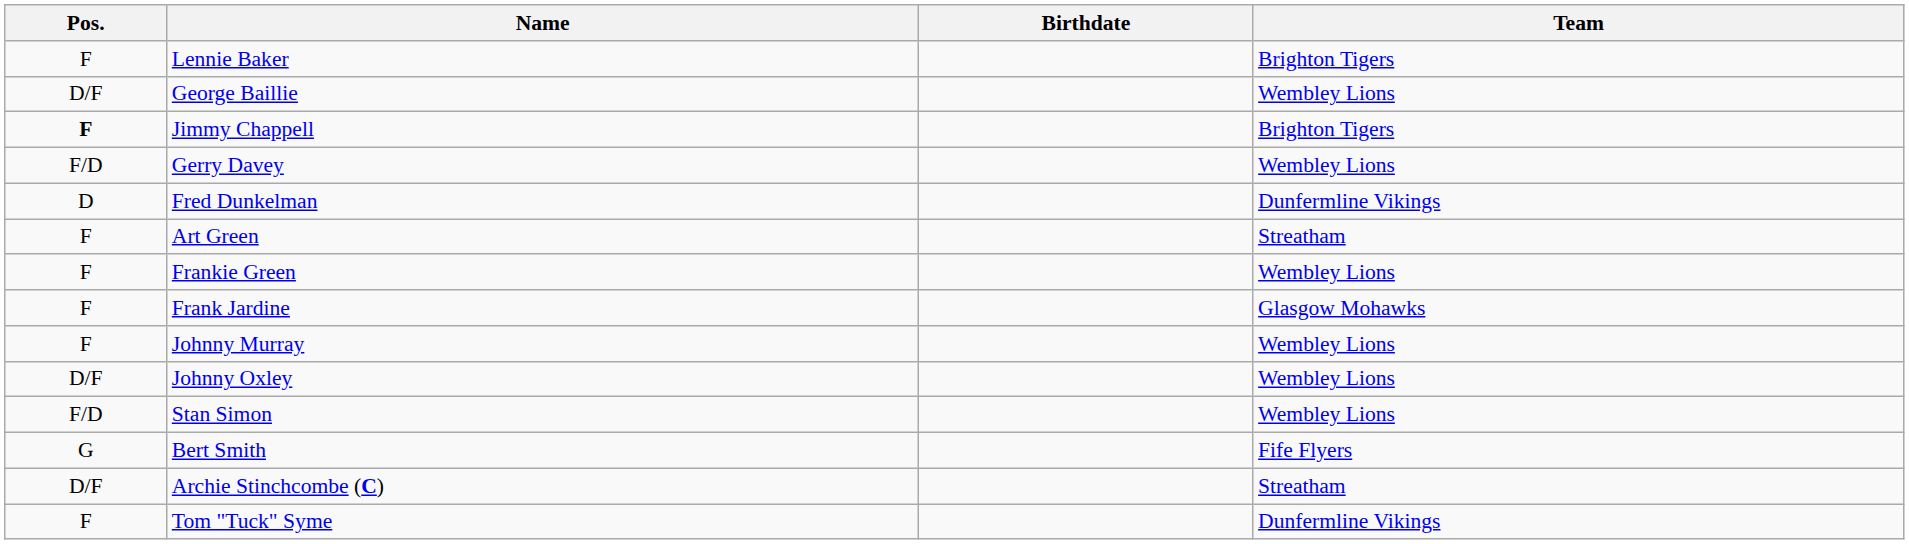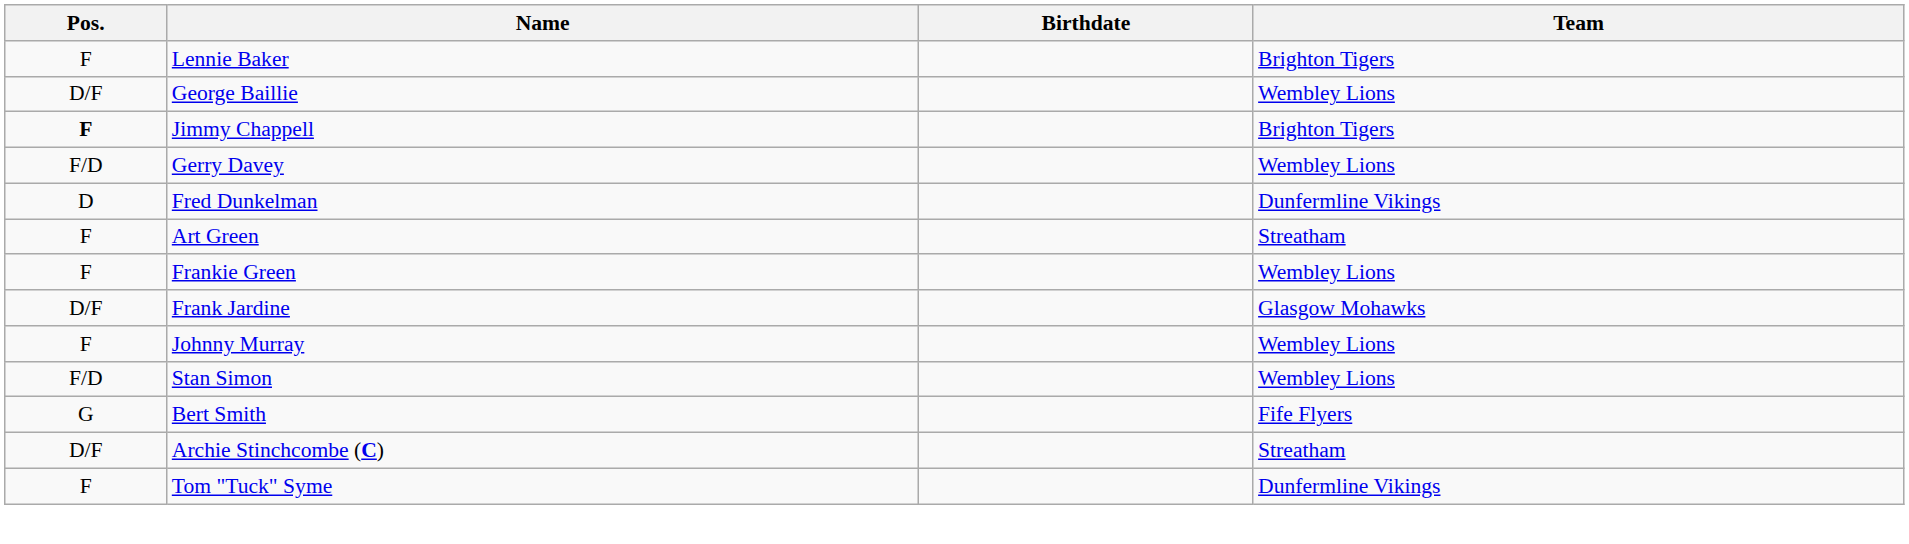(86, 307) F -> (86, 307) D/F
- row: (232, 378)
